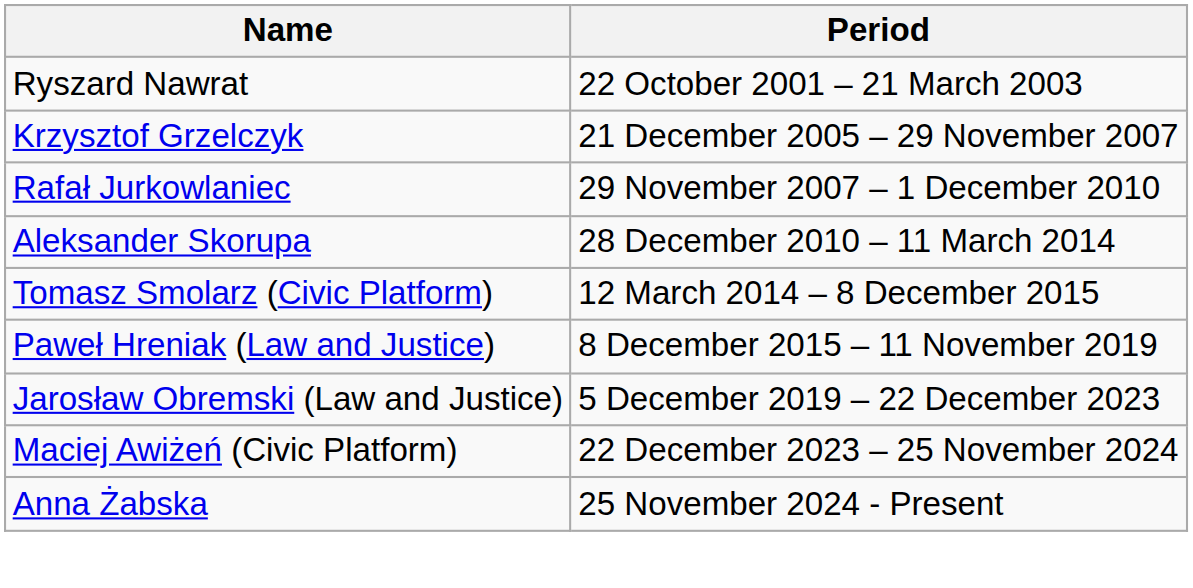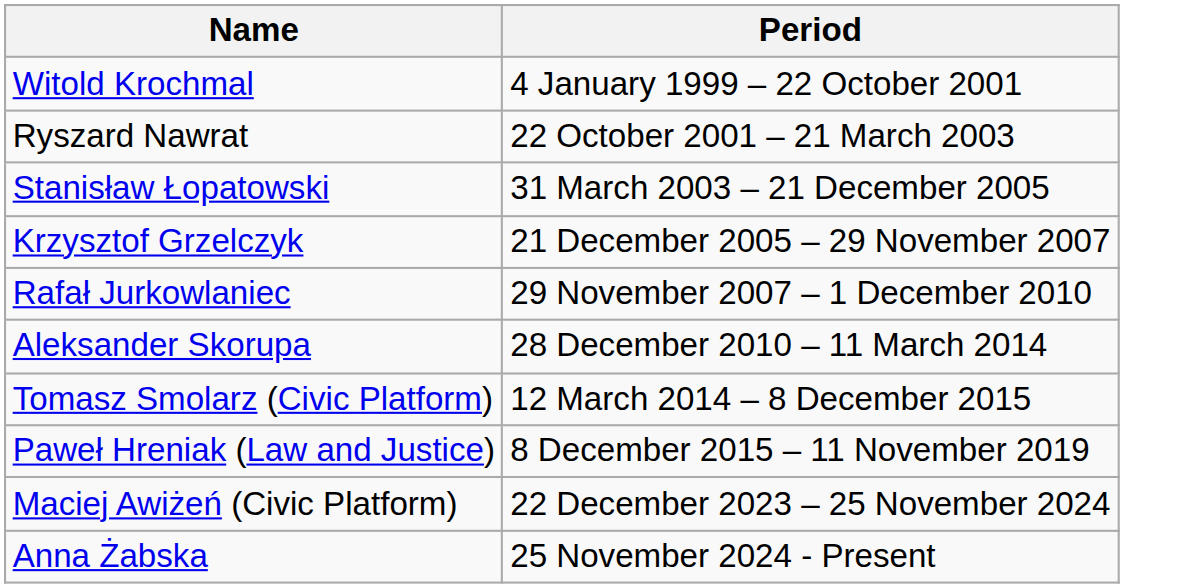+ row: (133, 83)
+ row: (171, 188)
- row: (288, 398)
